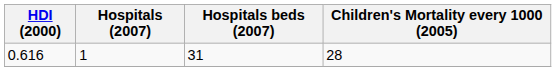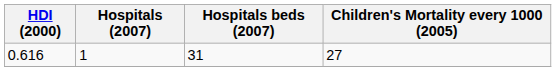(334, 54) 28 -> (334, 54) 27
